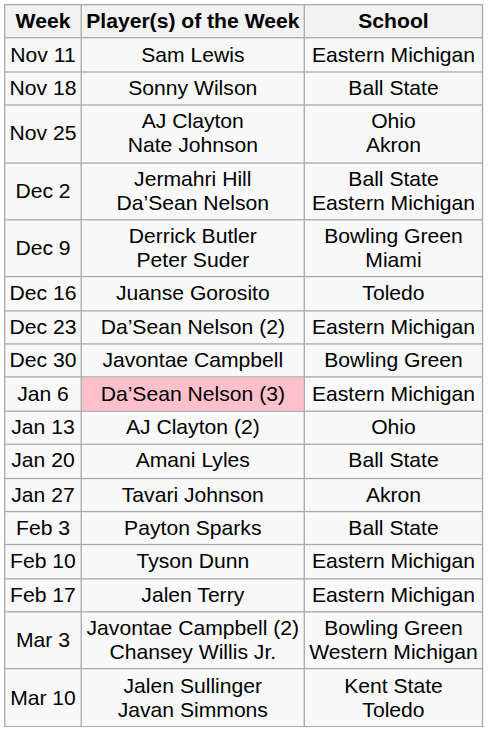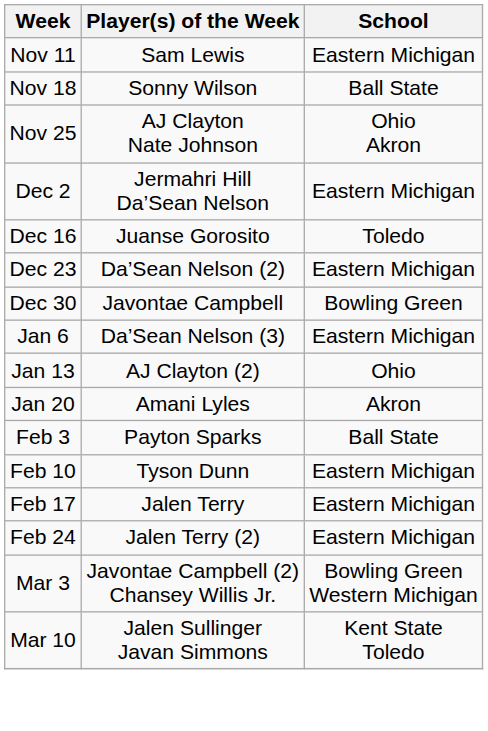(393, 190) Ball State Eastern Michigan -> (393, 190) Eastern Michigan
- row: (43, 248)
(193, 393) pink background -> (193, 336) no background
(393, 460) Ball State -> (393, 403) Akron
- row: (43, 494)
+ row: (43, 537)
